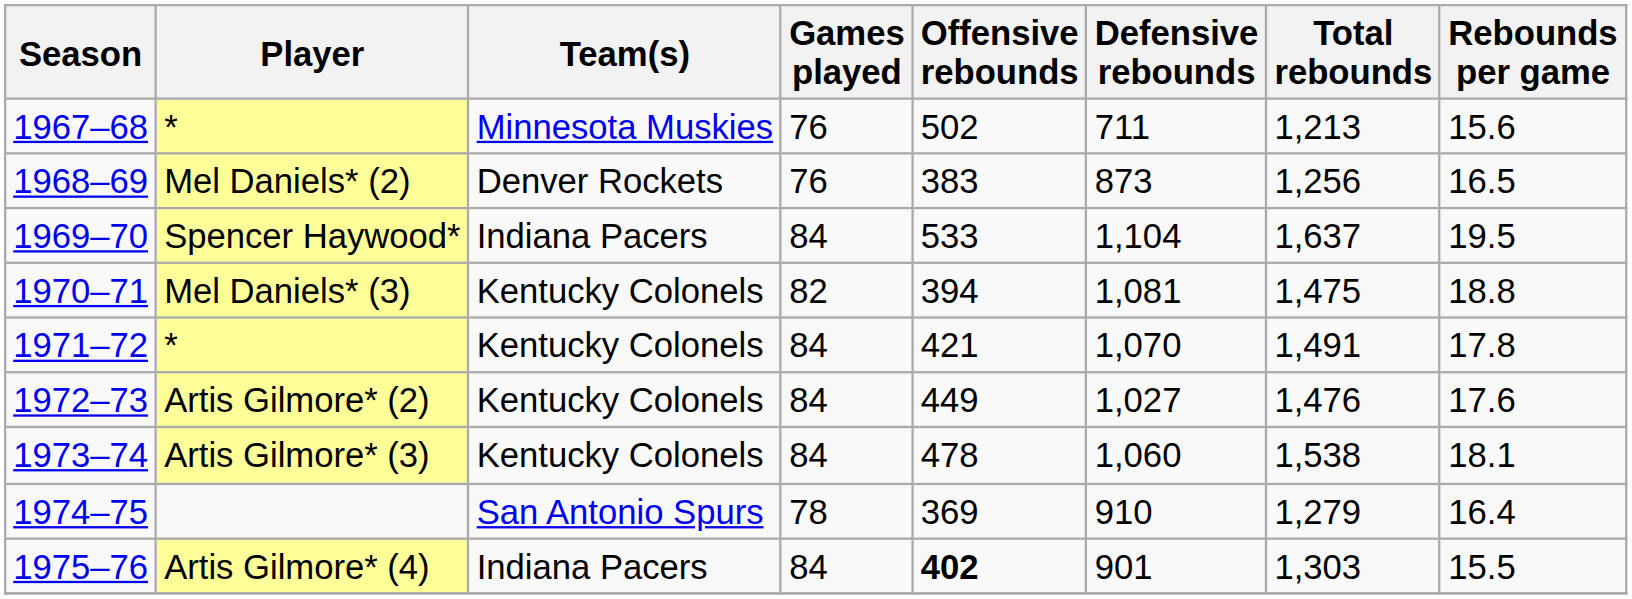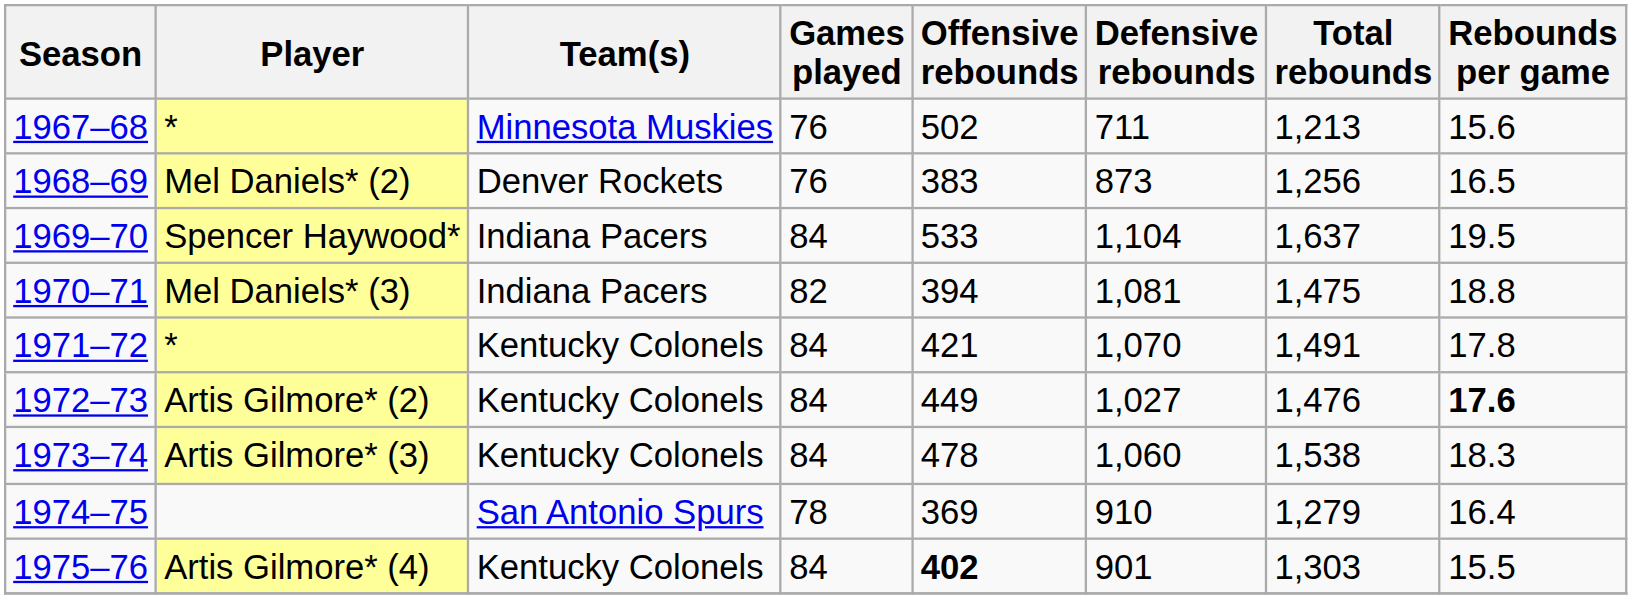(620, 291) Kentucky Colonels -> (592, 291) Indiana Pacers
(1482, 401) normal -> (1482, 401) bold
(1482, 456) 18.1 -> (1482, 456) 18.3
(592, 565) Indiana Pacers -> (620, 565) Kentucky Colonels
